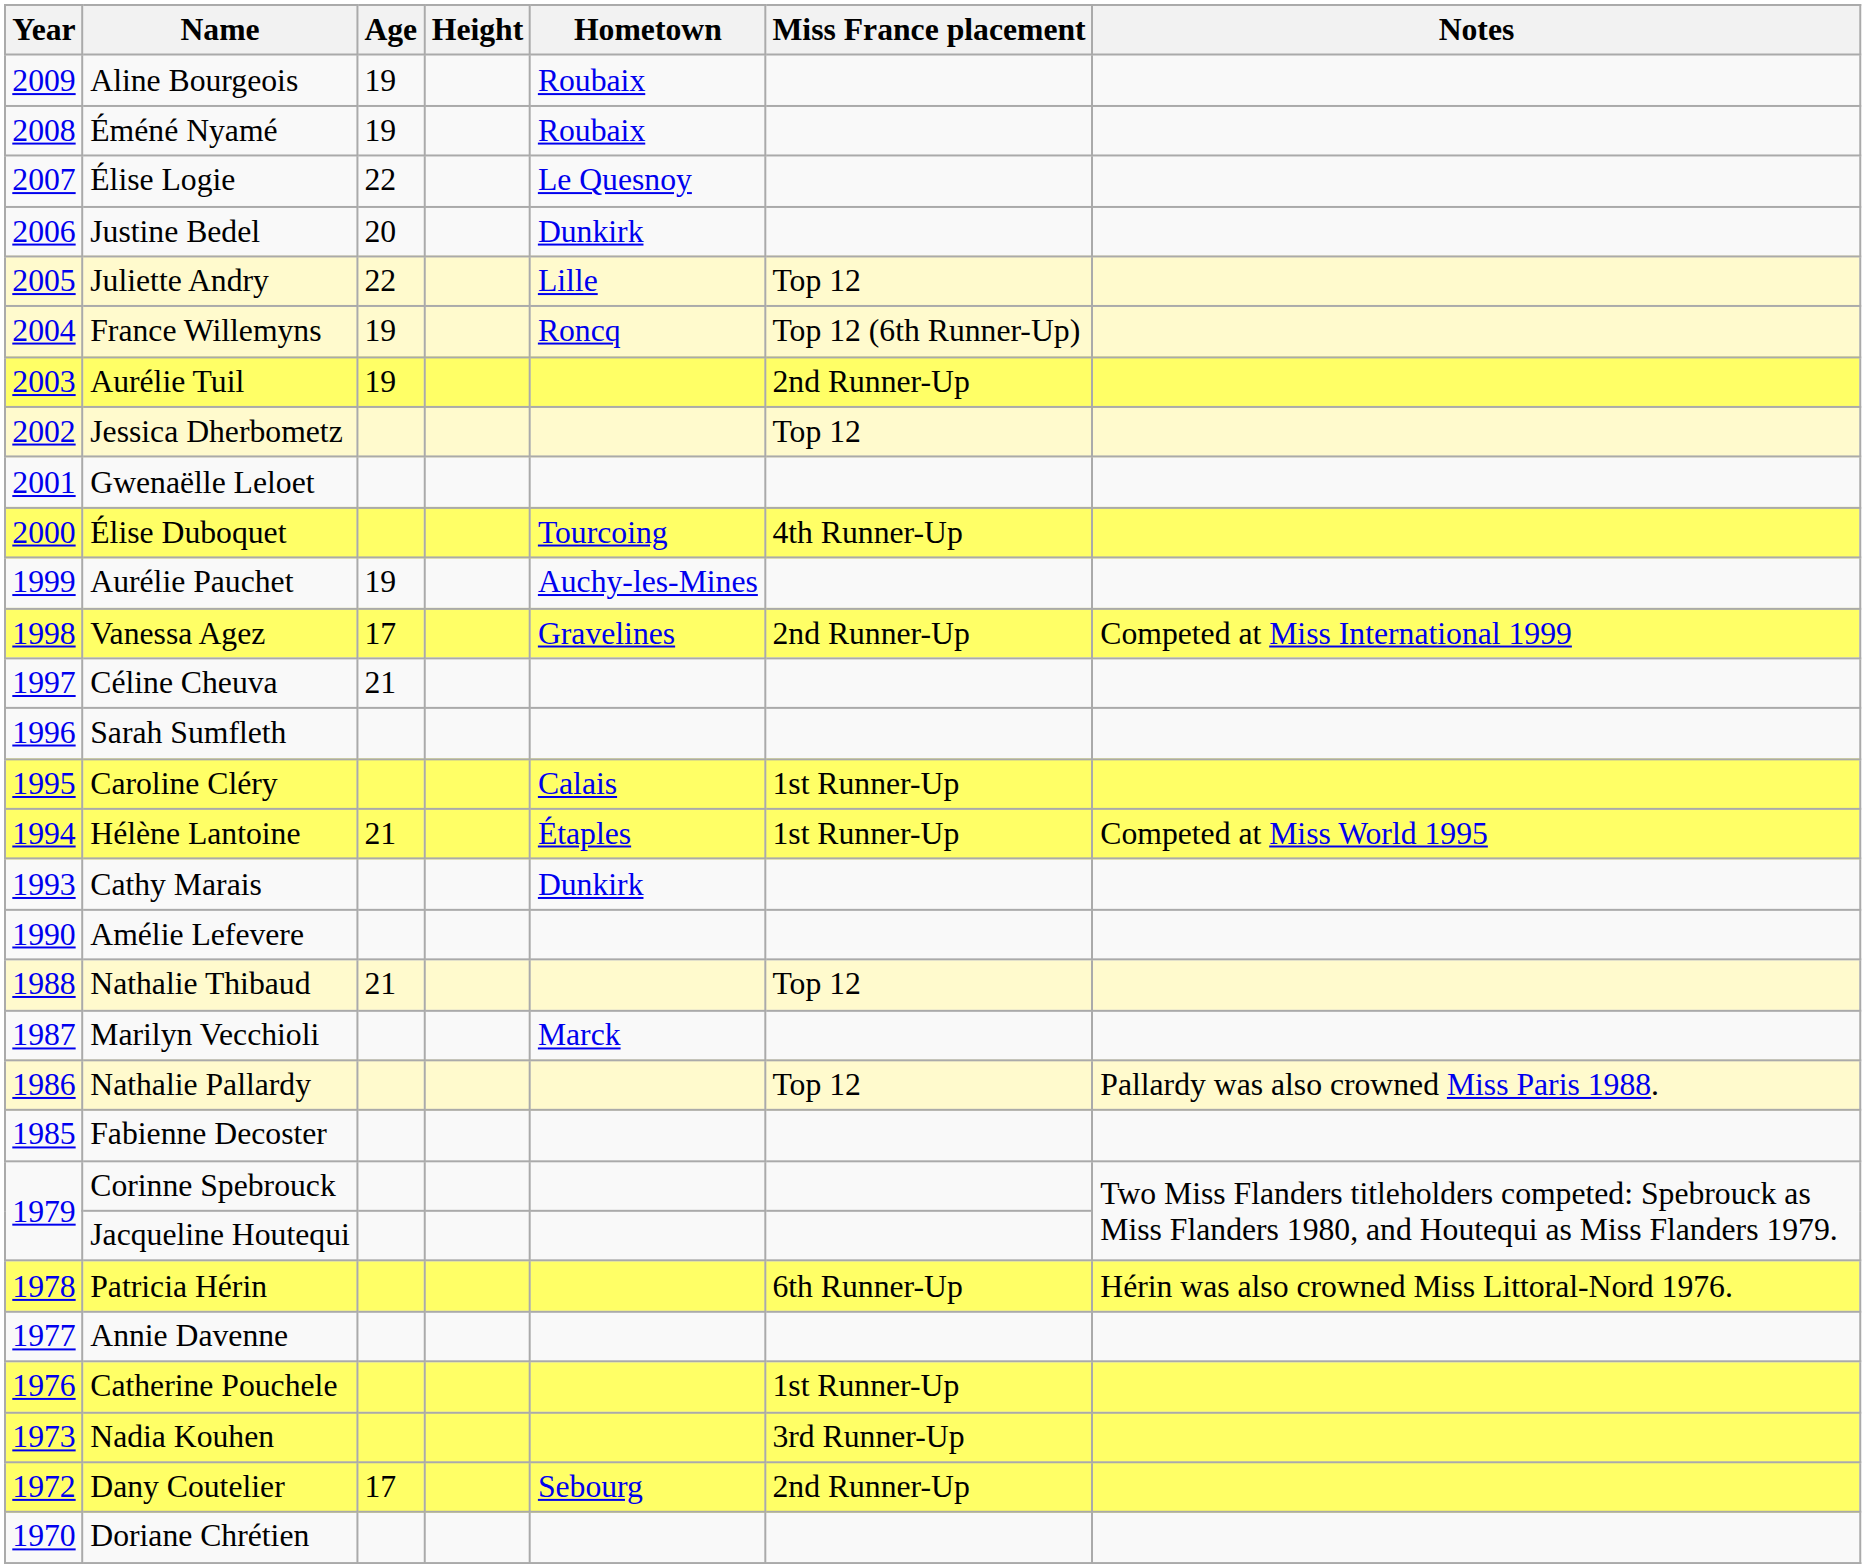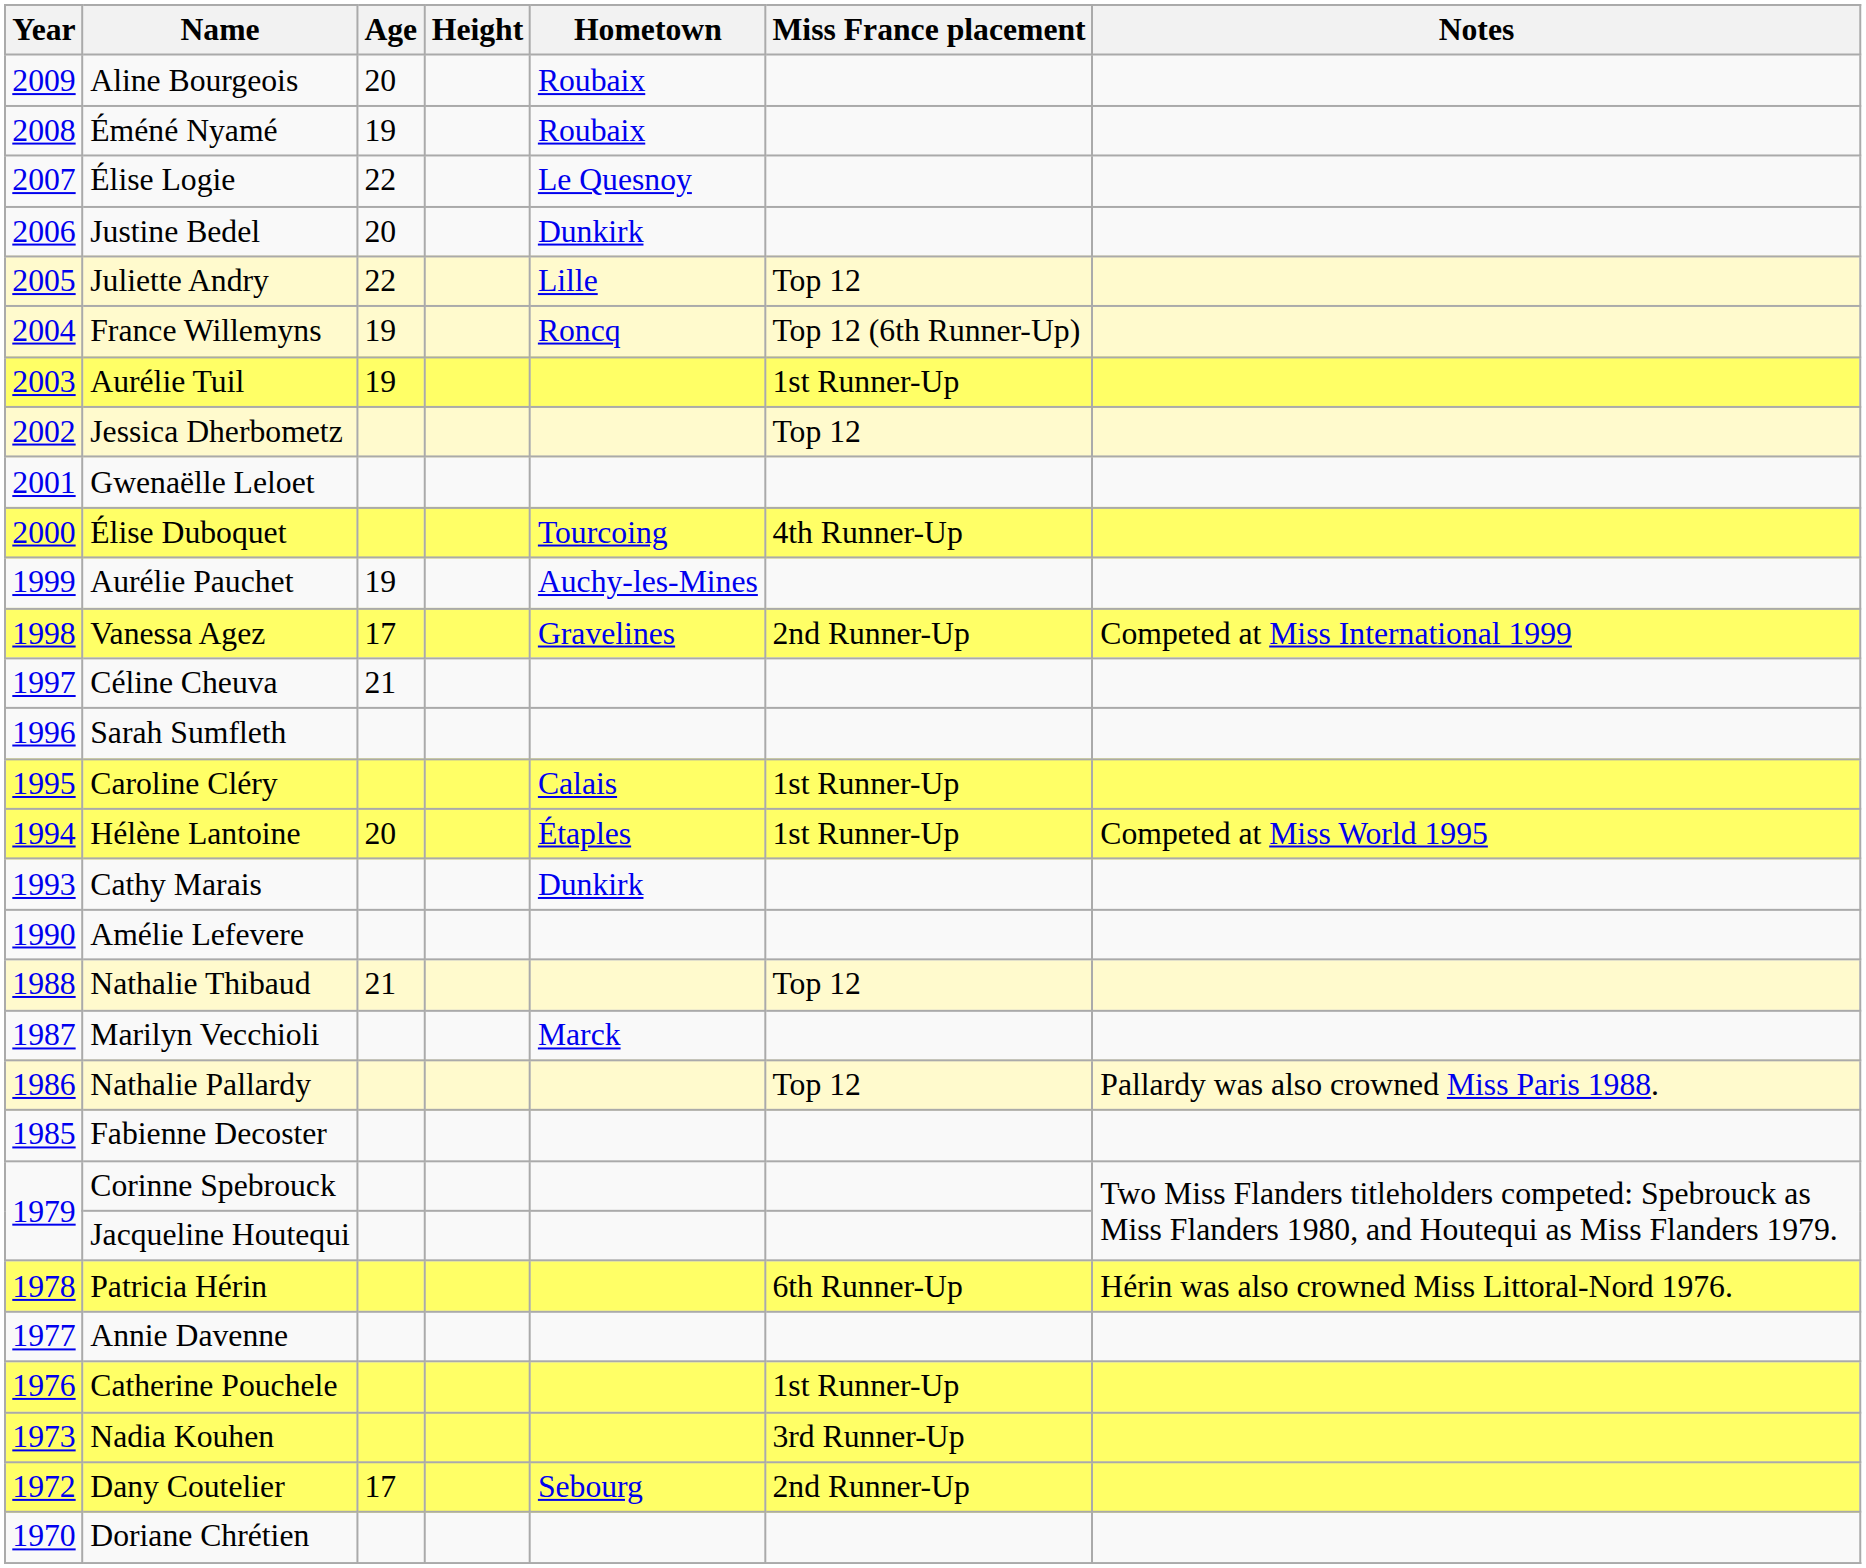(380, 79) 19 -> (380, 79) 20
(871, 381) 2nd Runner-Up -> (866, 381) 1st Runner-Up
(380, 833) 21 -> (380, 833) 20
